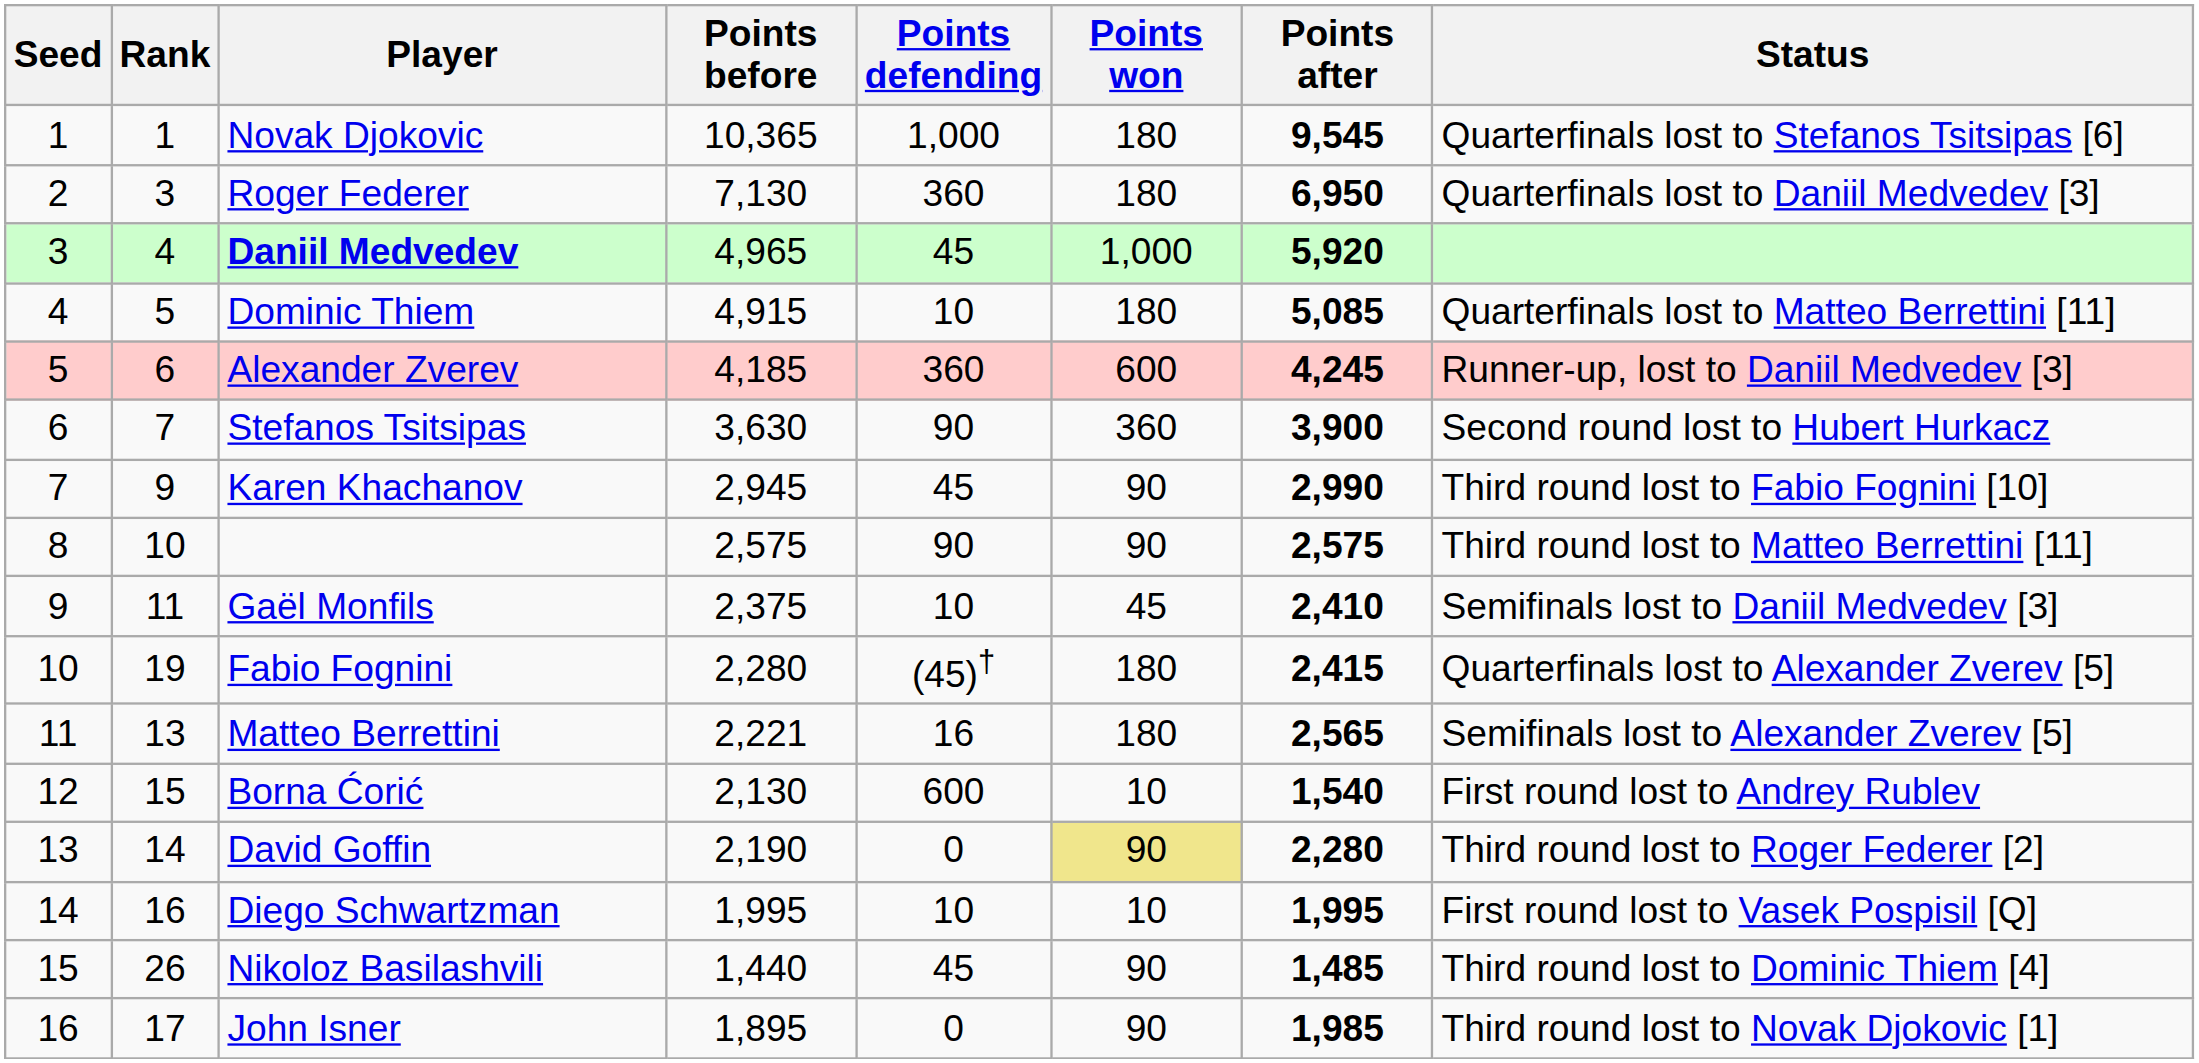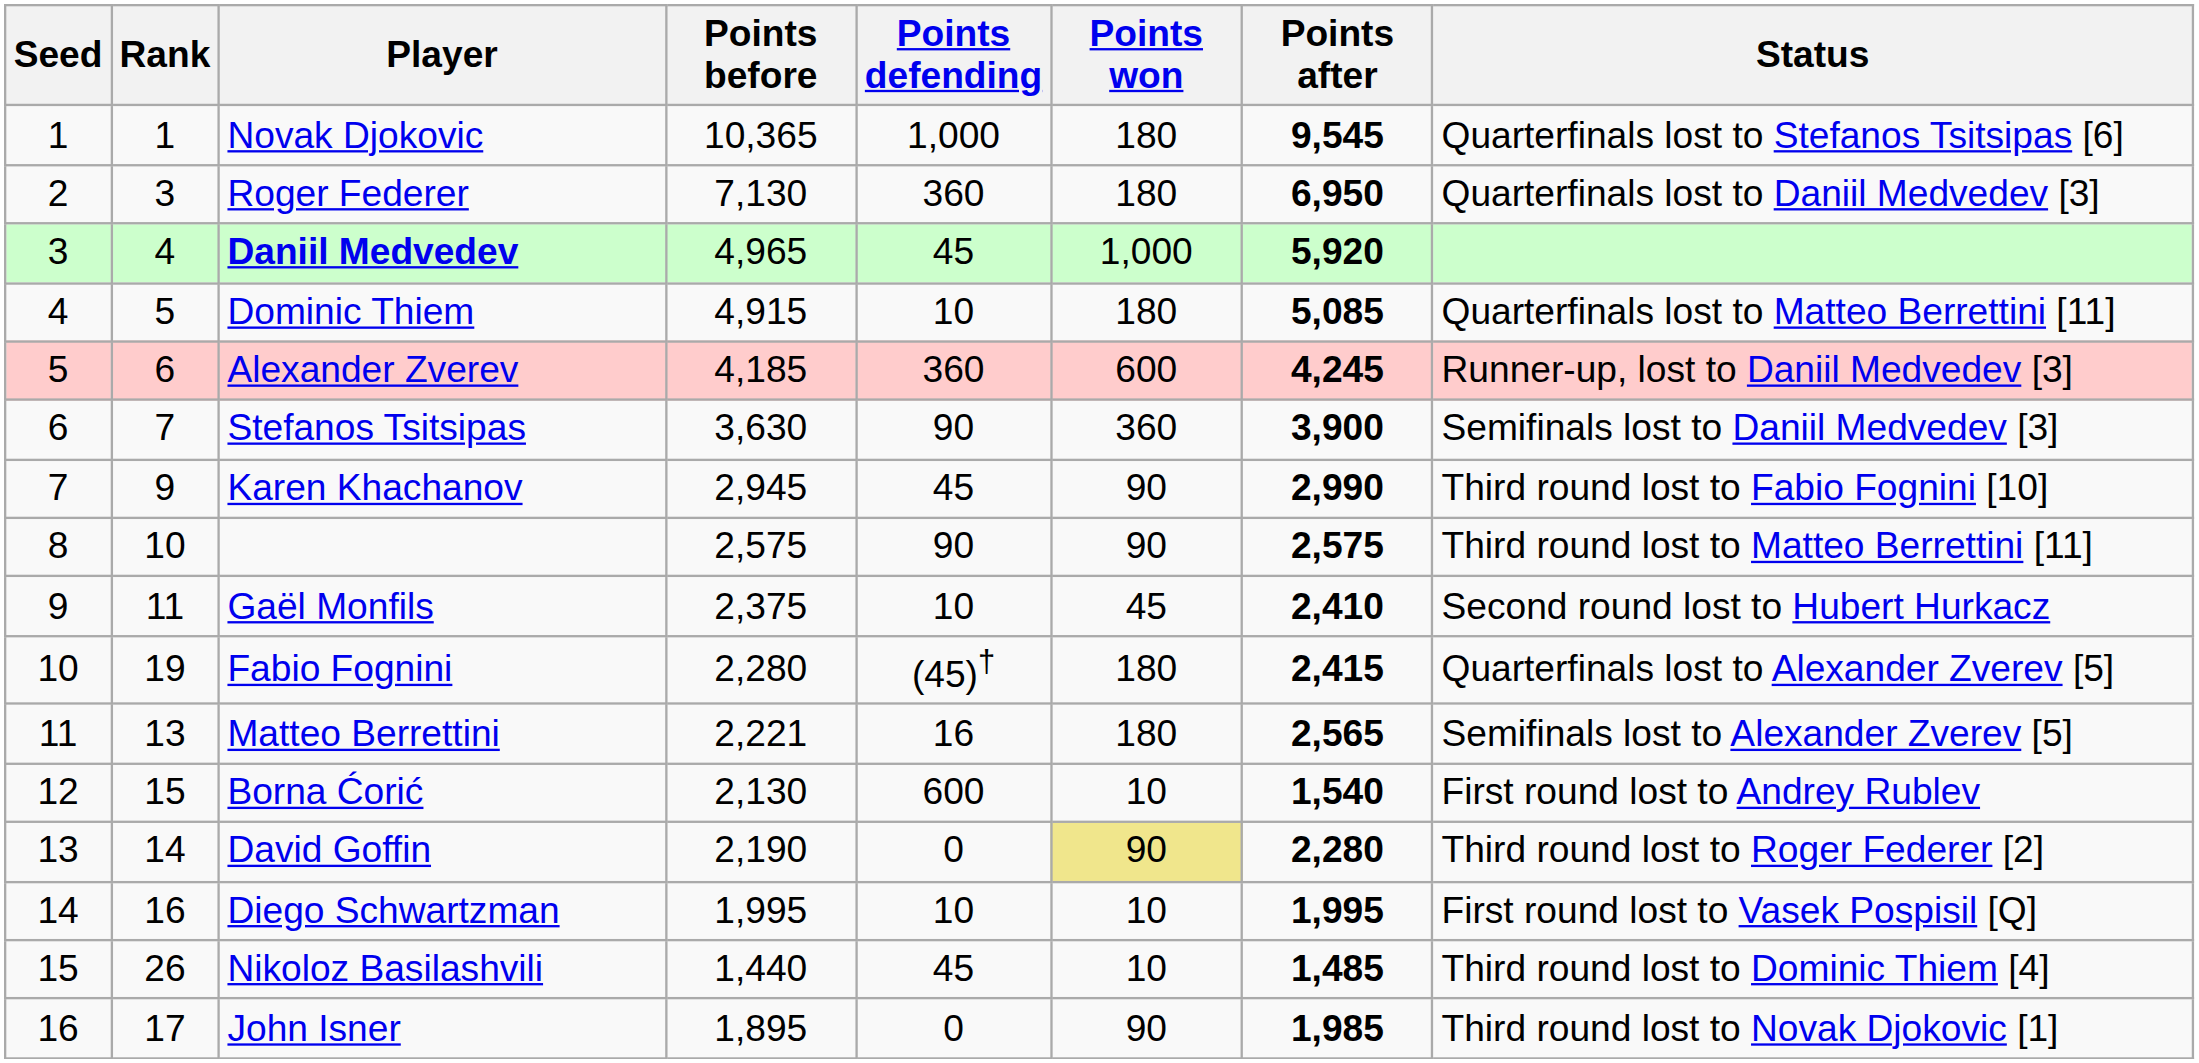(1746, 428) Second round lost to Hubert Hurkacz -> (1750, 428) Semifinals lost to Daniil Medvedev [3]
(1750, 605) Semifinals lost to Daniil Medvedev [3] -> (1746, 605) Second round lost to Hubert Hurkacz
(1146, 968) 90 -> (1146, 968) 10
